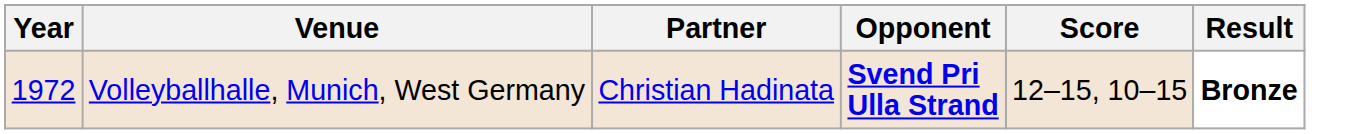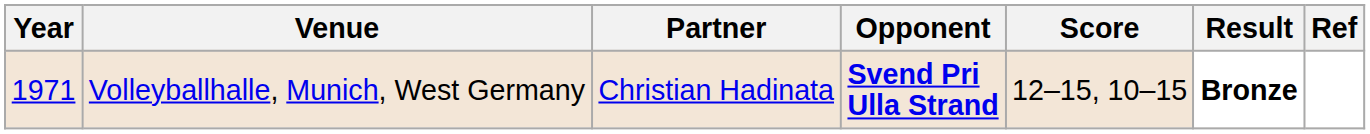+ column: (1334, 28)
(44, 89) 1972 -> (44, 89) 1971
